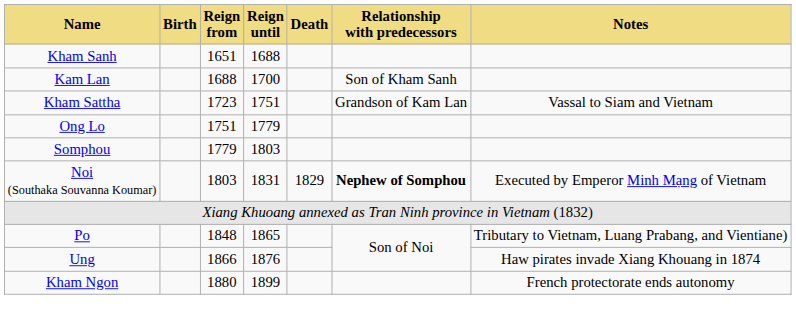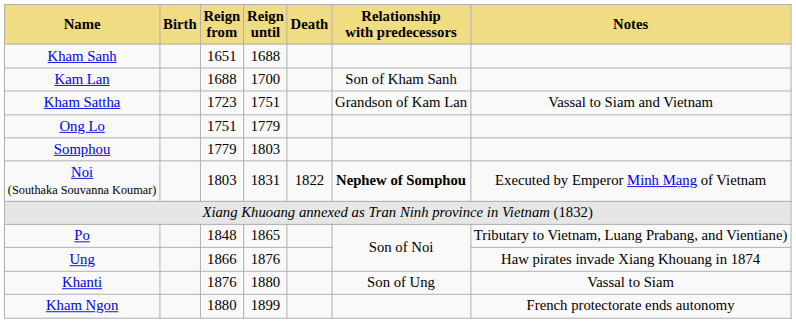(309, 181) 1829 -> (309, 181) 1822
+ row: (82, 282)
